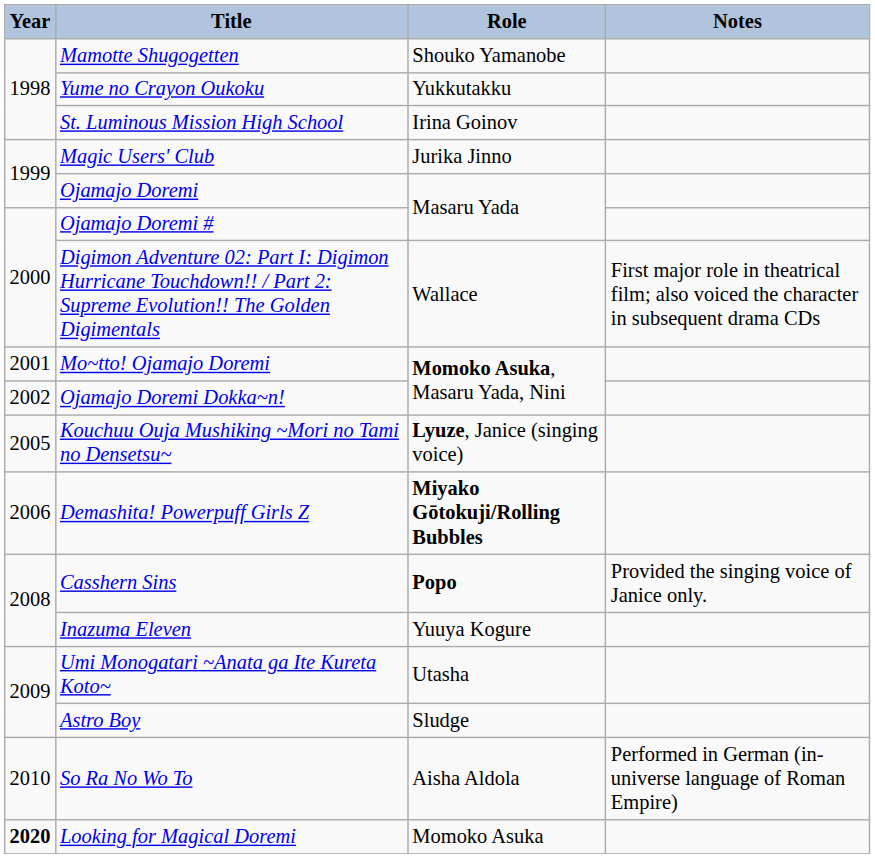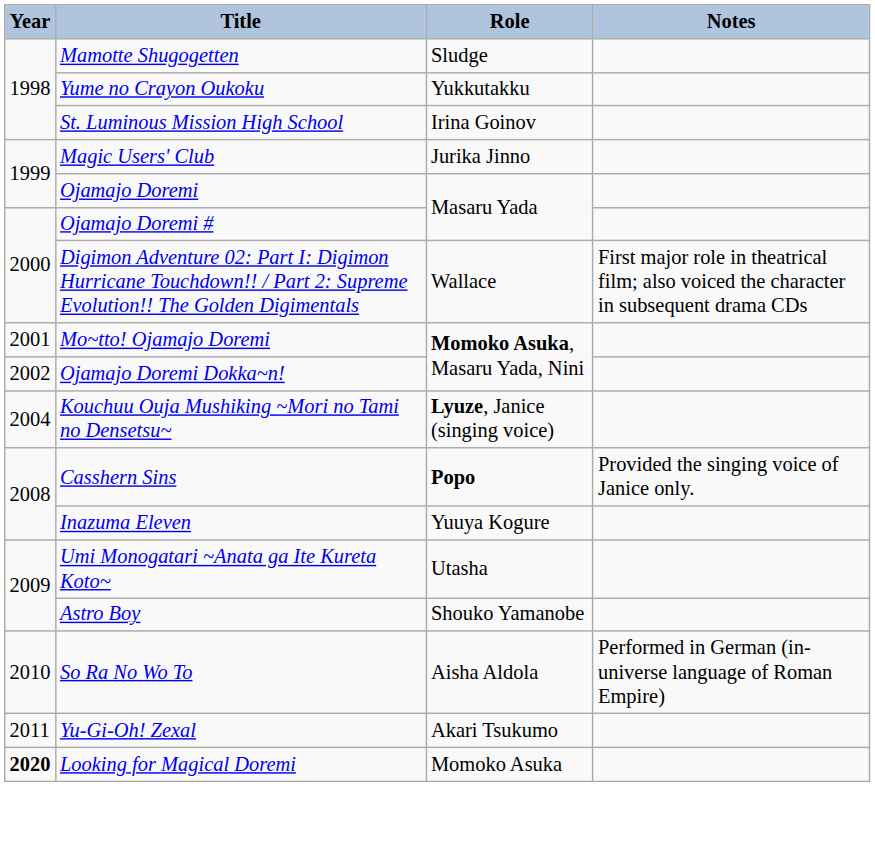(489, 55) Shouko Yamanobe -> (459, 55) Sludge
(30, 443) 2005 -> (30, 419) 2004
- row: (185, 513)
(441, 720) Sludge -> (508, 614) Shouko Yamanobe
+ row: (128, 730)
